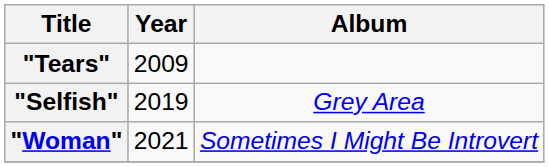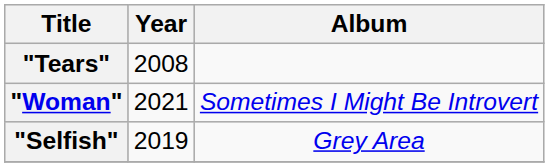(161, 63) 2009 -> (161, 63) 2008
rows swapped: (66, 102) <-> (66, 141)
